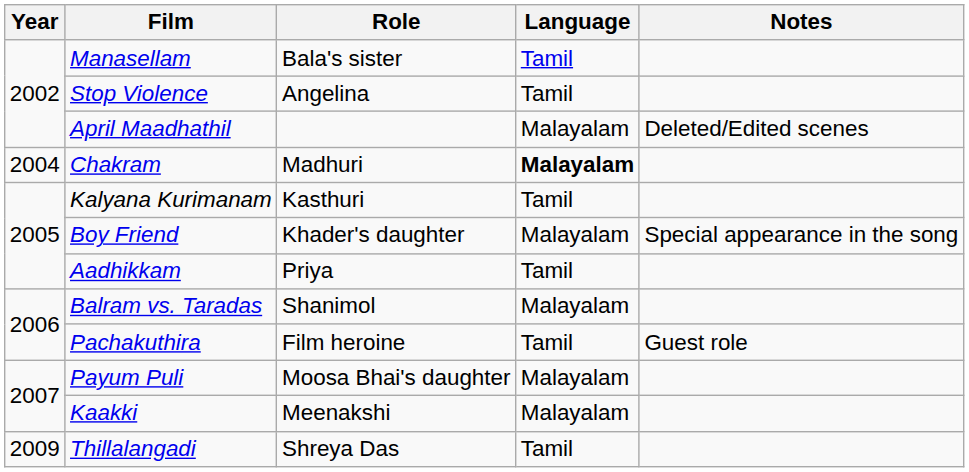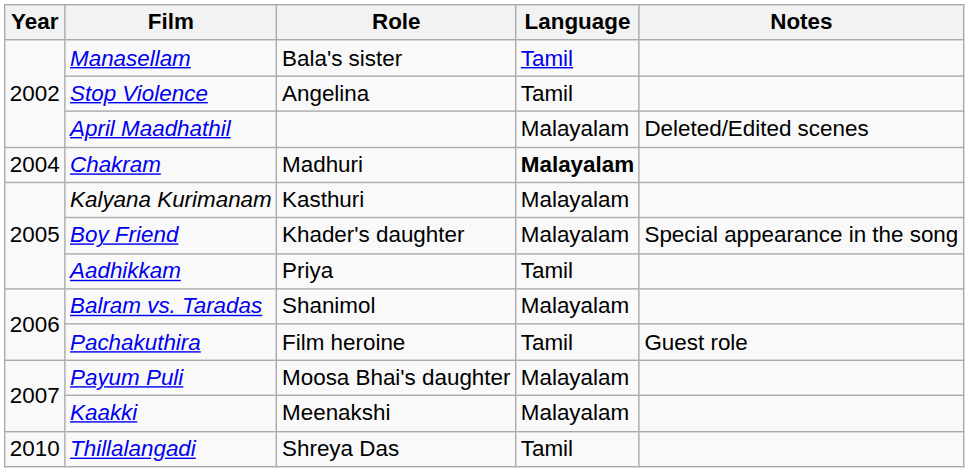(547, 199) Tamil -> (575, 199) Malayalam
(35, 448) 2009 -> (35, 448) 2010
